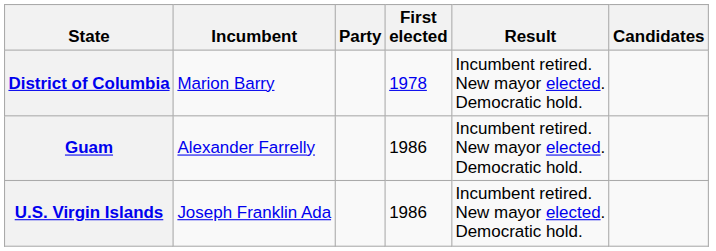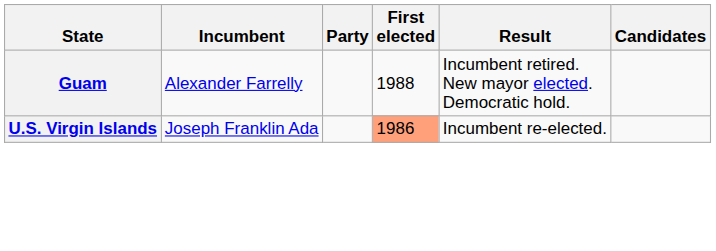- row: (89, 83)
(408, 148) 1986 -> (395, 83) 1988
(408, 213) no background -> (395, 128) lightsalmon background
(530, 213) Incumbent retired. New mayor elected. Democratic hold. -> (525, 128) Incumbent re-elected.
